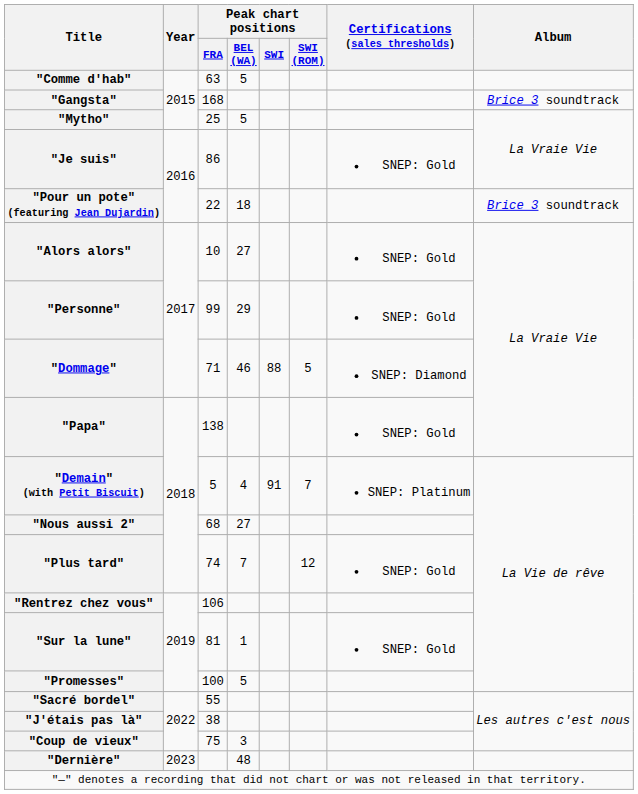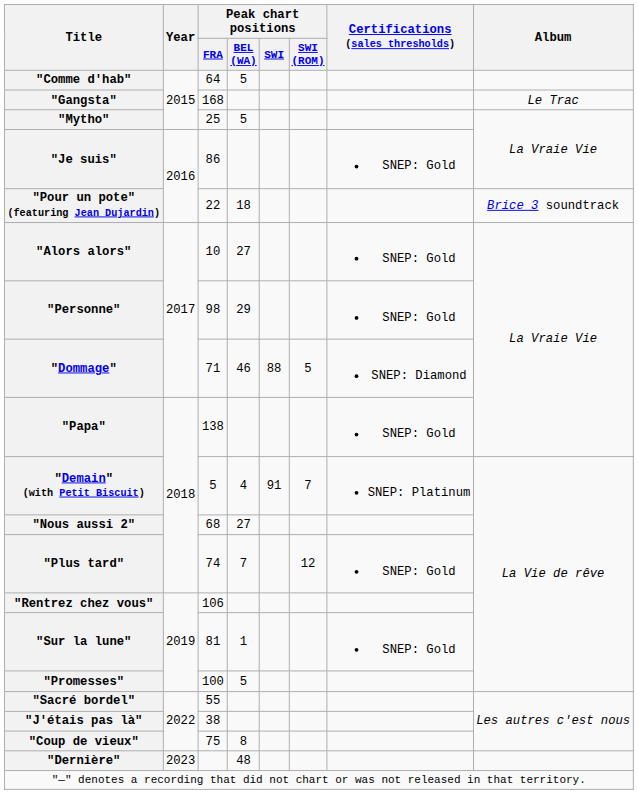(213, 80) 63 -> (213, 80) 64
(553, 100) Brice 3 soundtrack -> (553, 100) Le Trac
(213, 310) 99 -> (213, 310) 98
(244, 741) 3 -> (244, 741) 8
